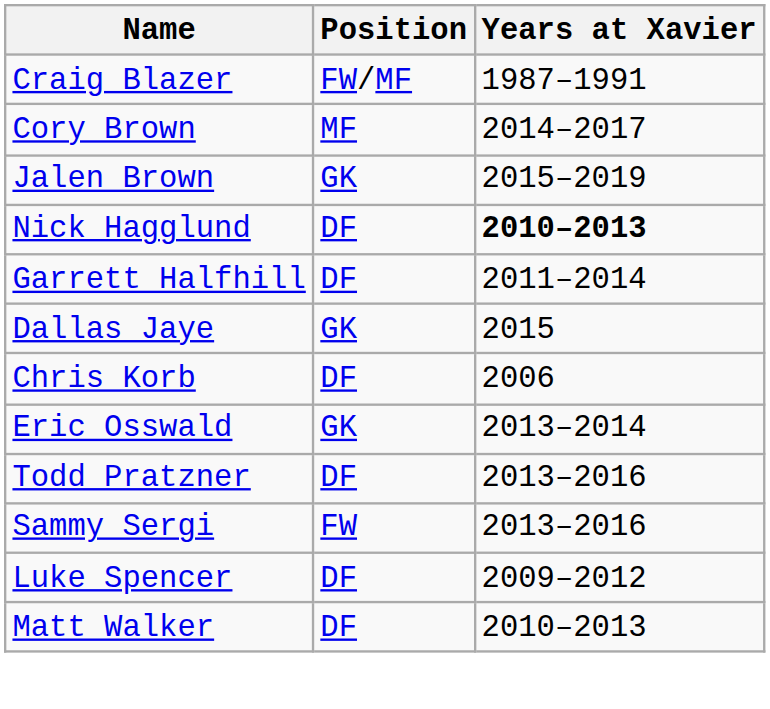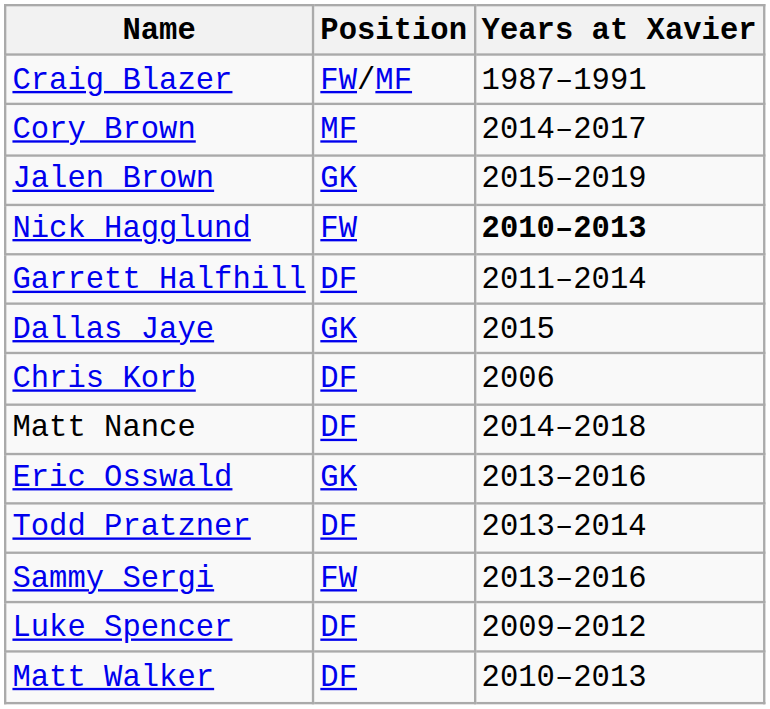(339, 229) DF -> (339, 229) FW
+ row: (104, 428)
(564, 428) 2013–2014 -> (564, 478) 2013–2016
(564, 478) 2013–2016 -> (564, 528) 2013–2014
